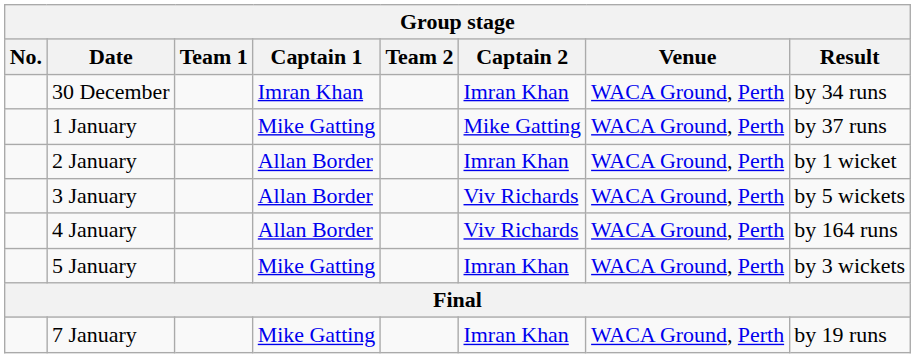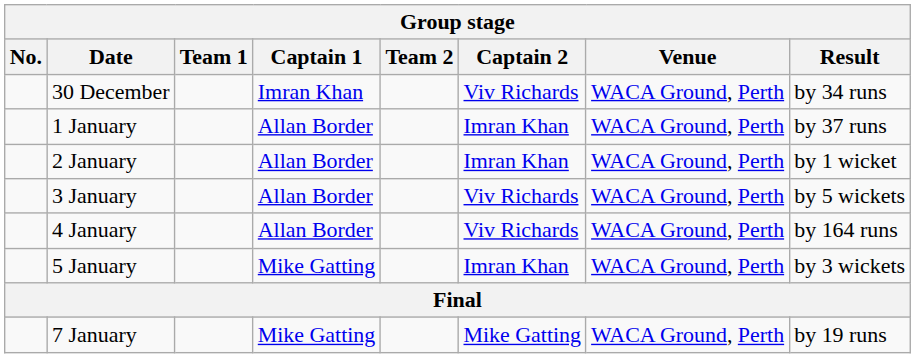(516, 91) Imran Khan -> (521, 91) Viv Richards
(317, 126) Mike Gatting -> (315, 126) Allan Border
(522, 126) Mike Gatting -> (516, 126) Imran Khan
(516, 334) Imran Khan -> (522, 334) Mike Gatting
